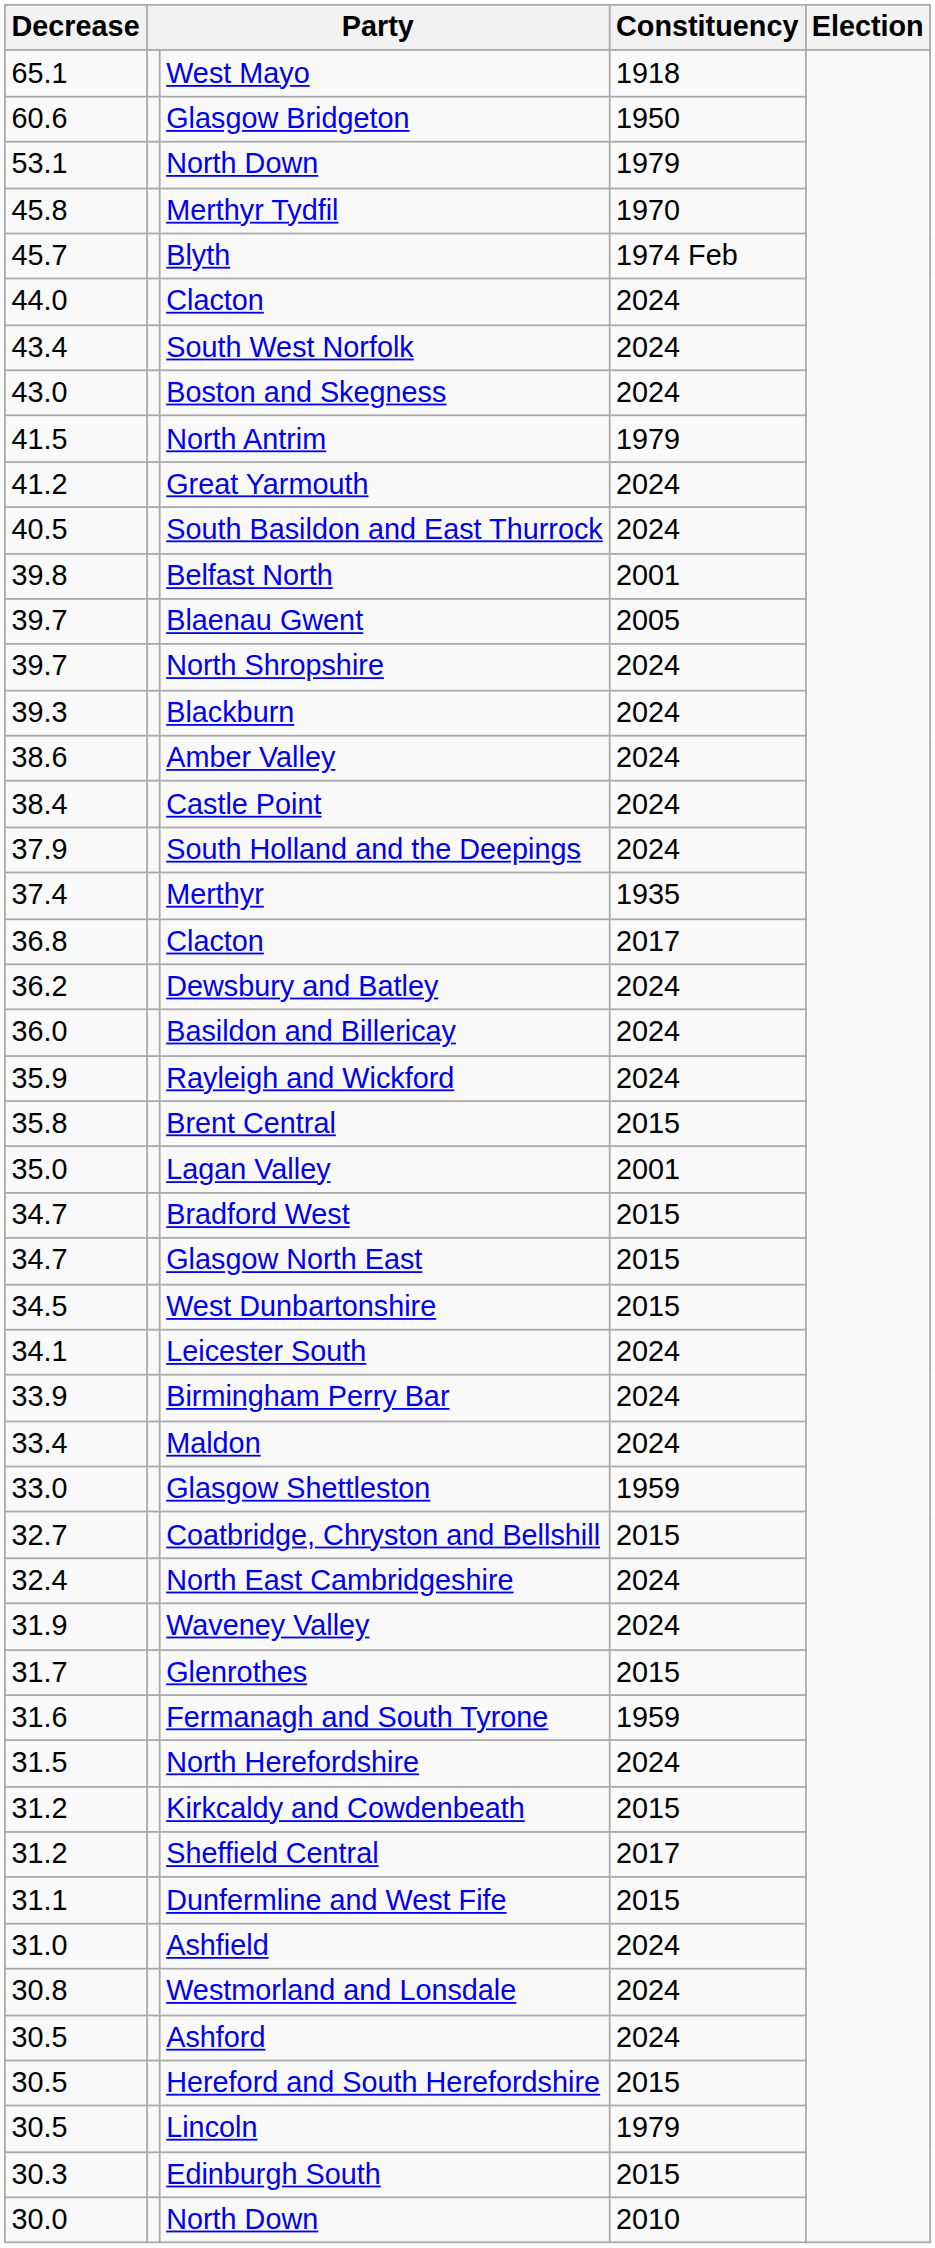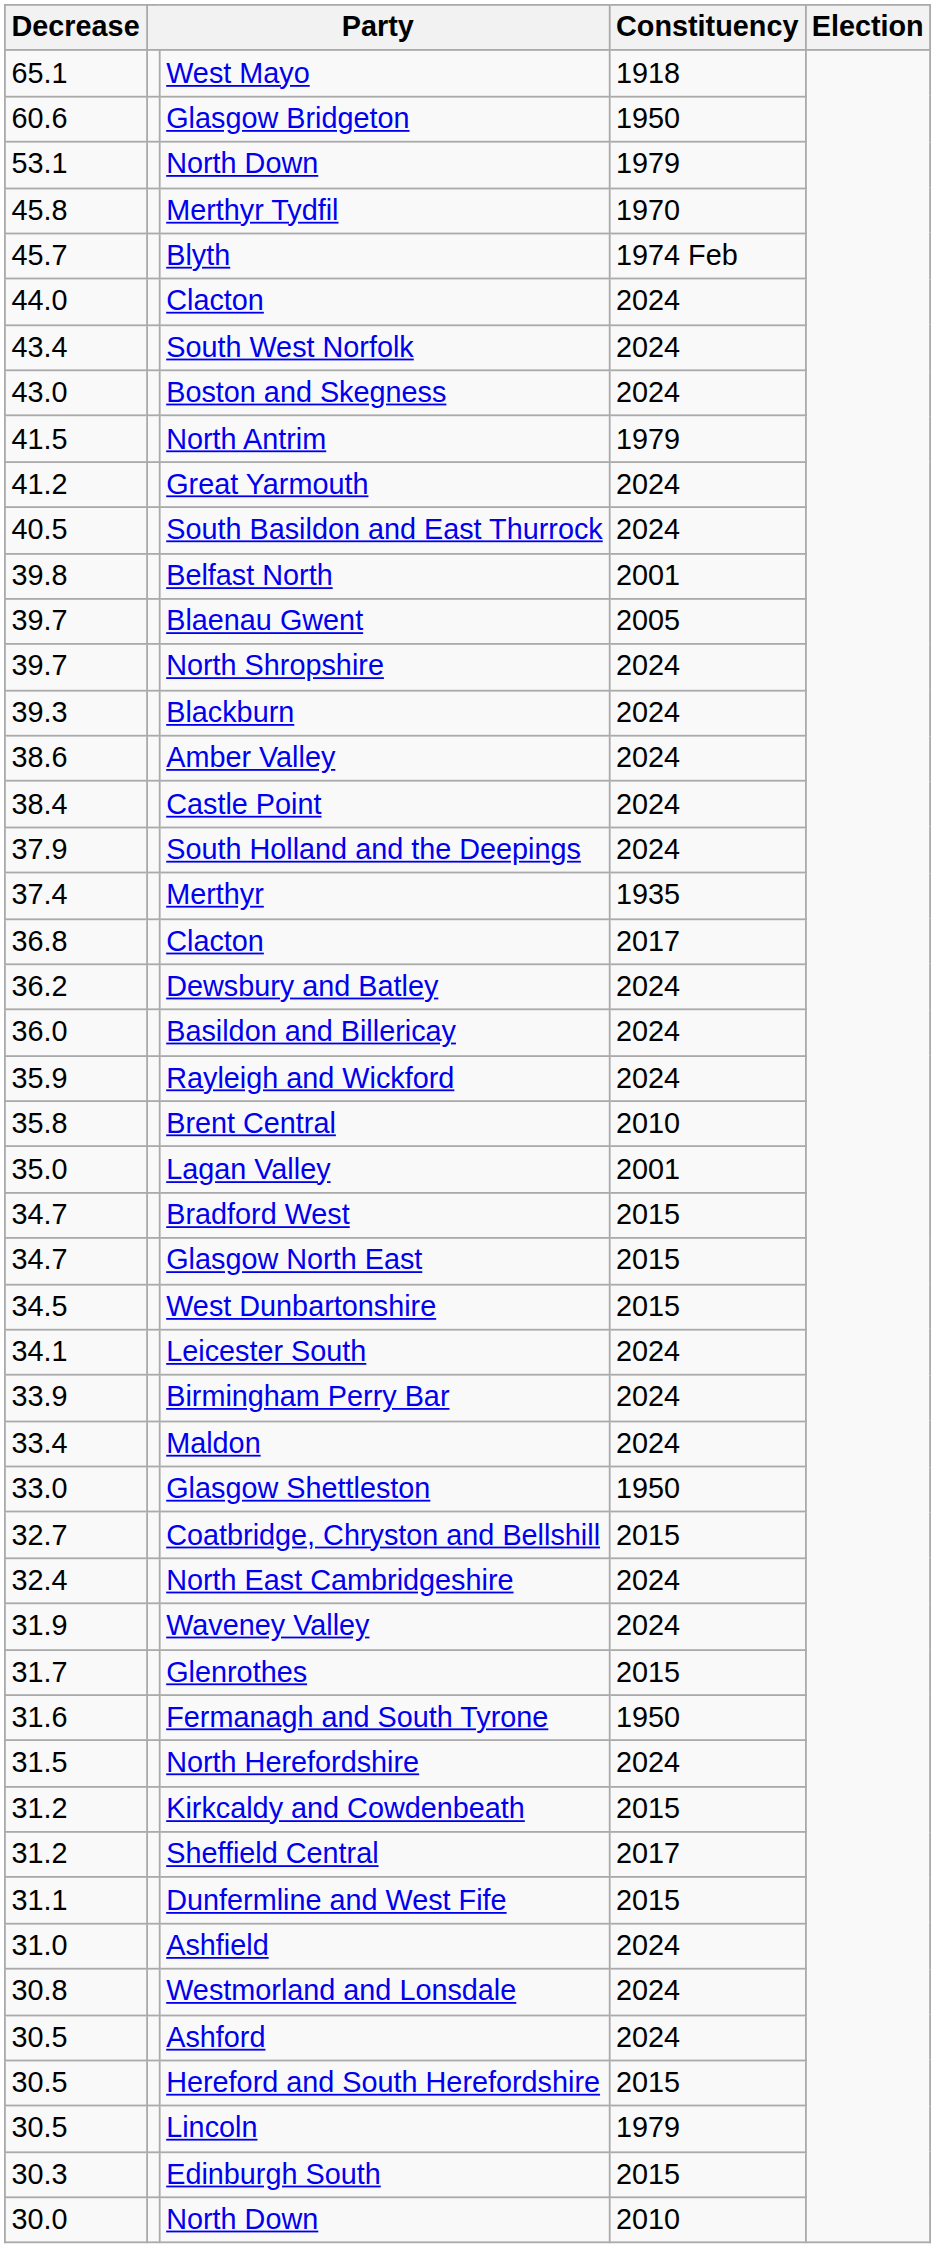(648, 1123) 2015 -> (648, 1123) 2010
(648, 1488) 1959 -> (648, 1488) 1950
(648, 1717) 1959 -> (648, 1717) 1950
